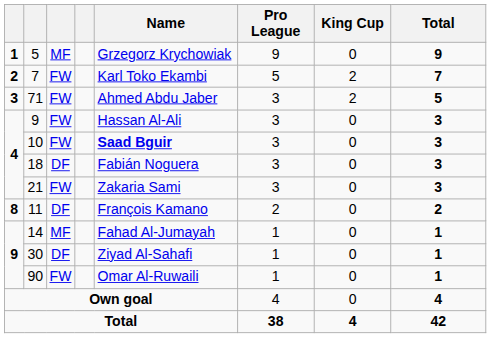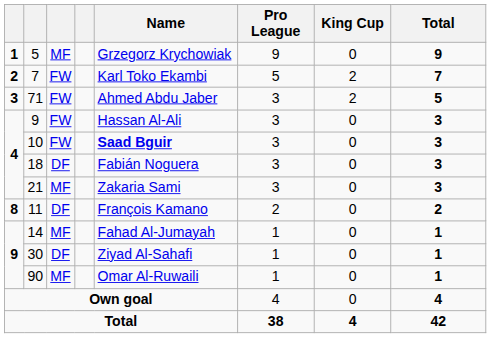(60, 187) FW -> (60, 187) MF
(60, 277) FW -> (60, 277) MF
